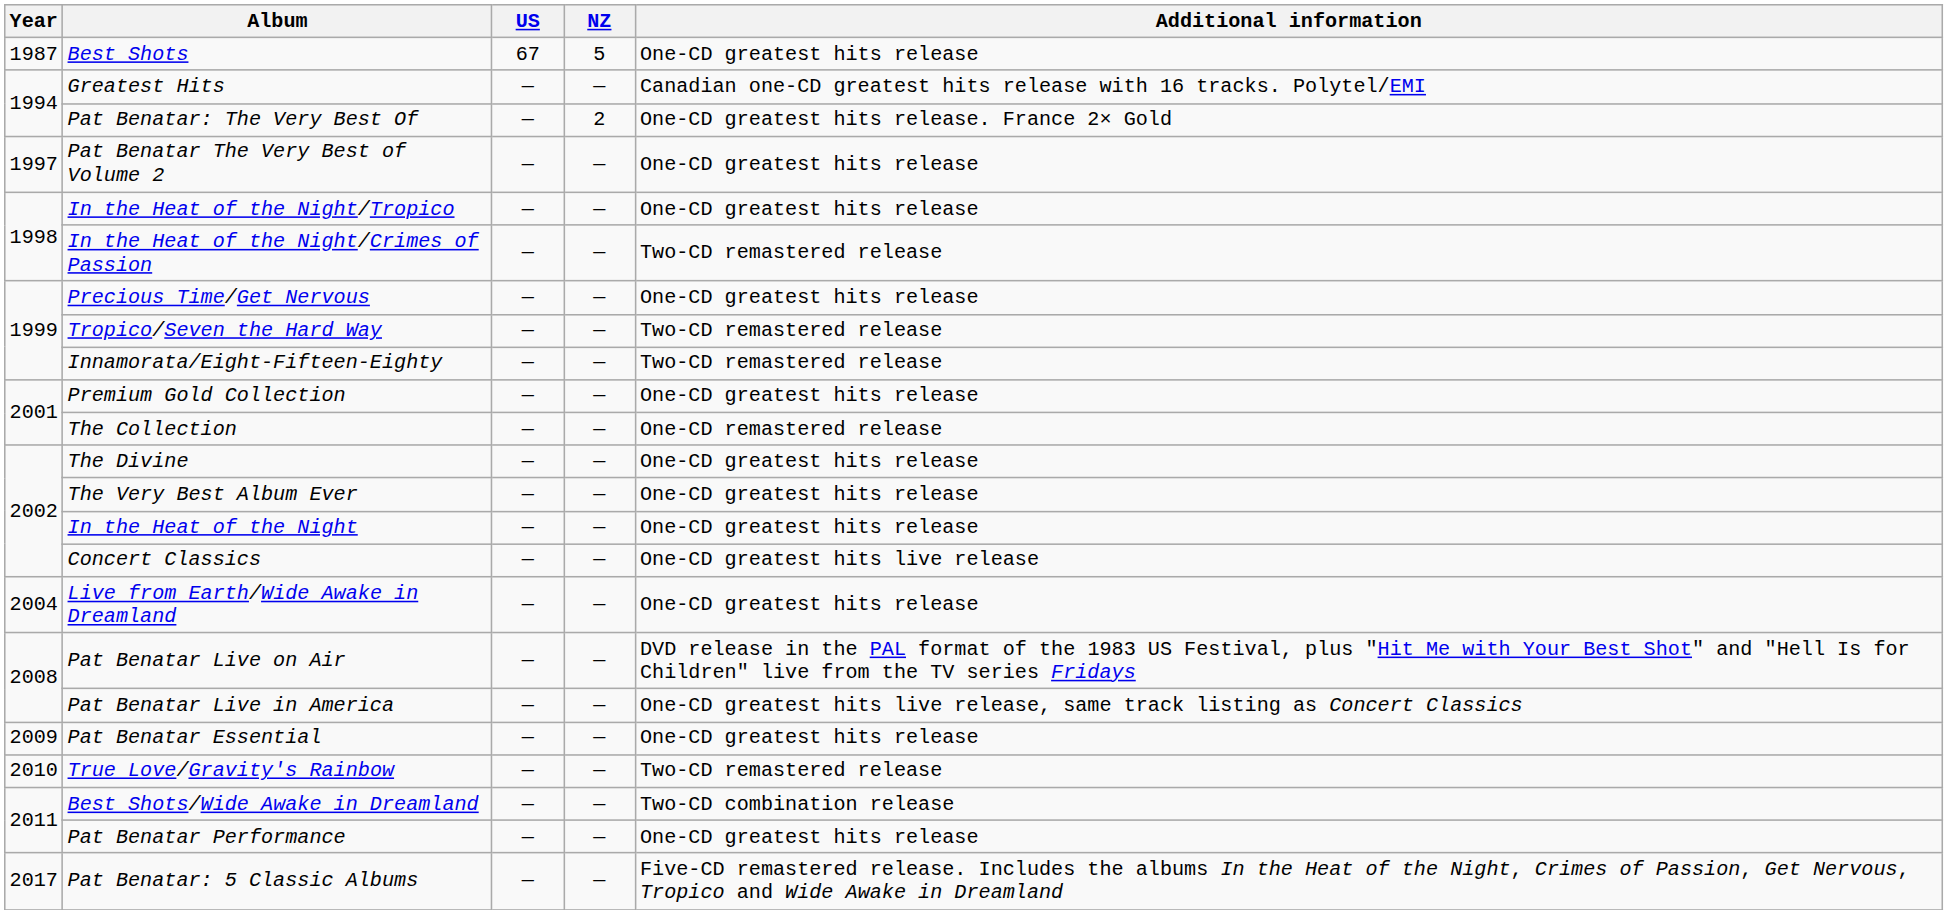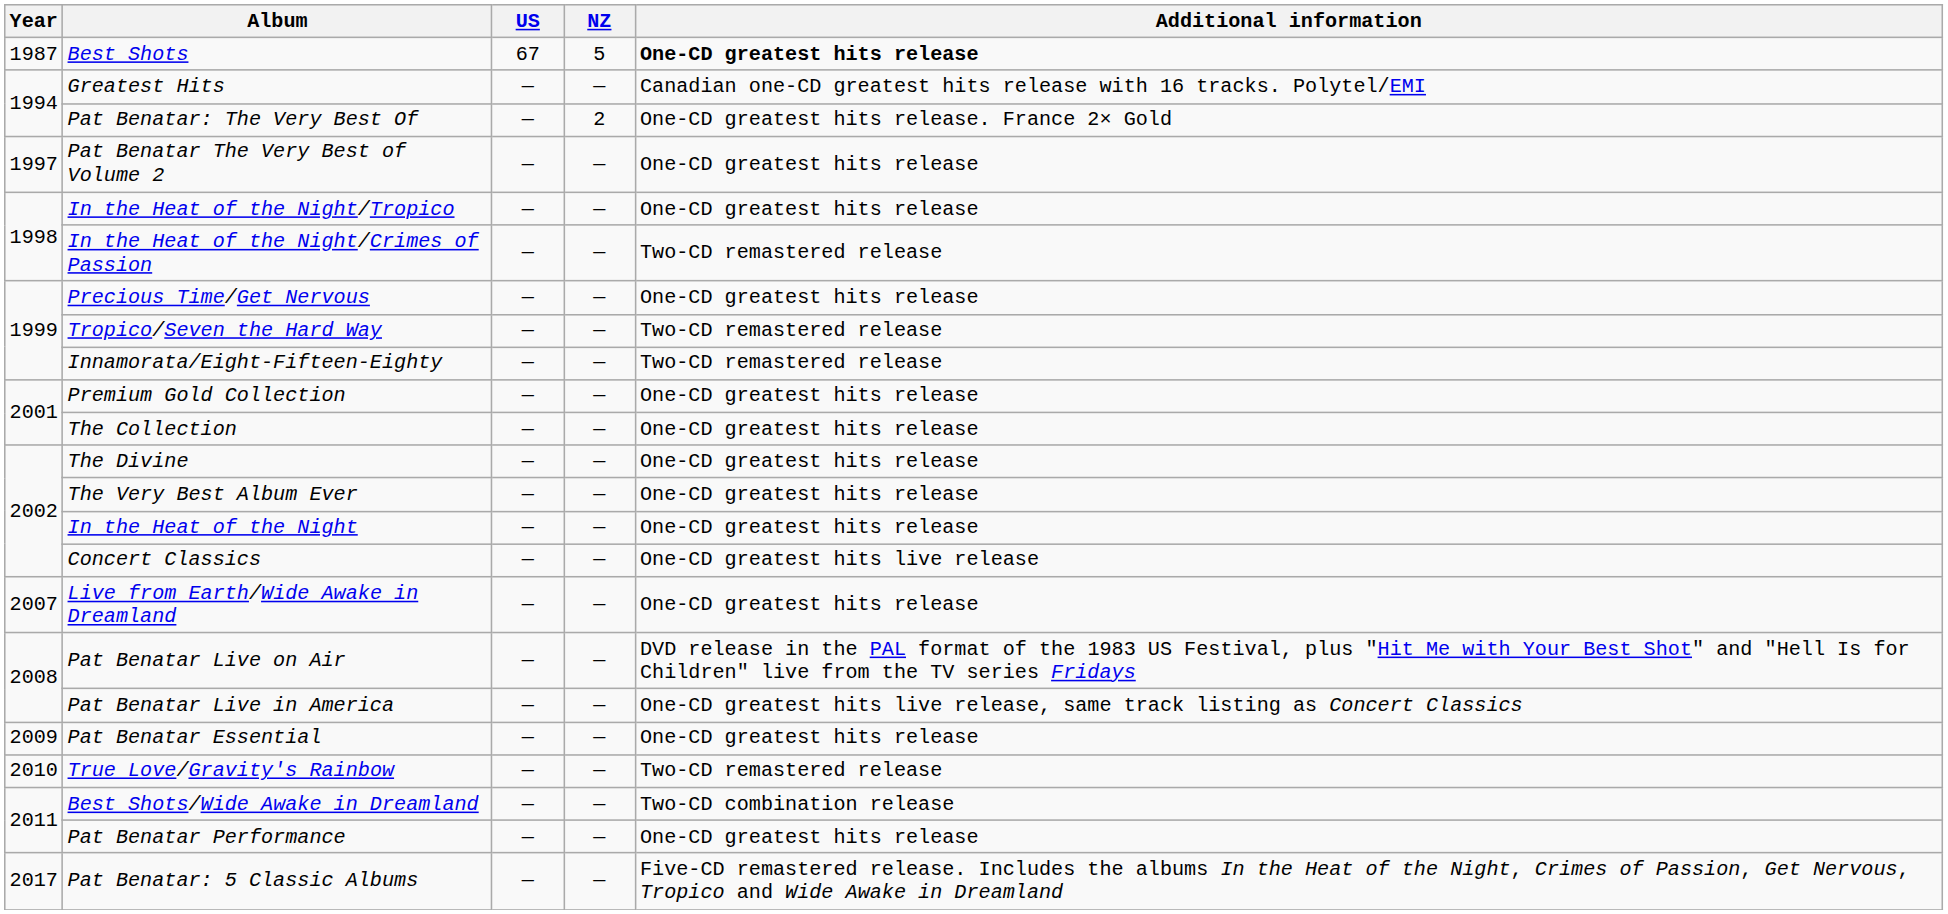(809, 54) normal -> (809, 54) bold
(791, 429) One-CD remastered release -> (809, 429) One-CD greatest hits release
(34, 605) 2004 -> (34, 605) 2007
